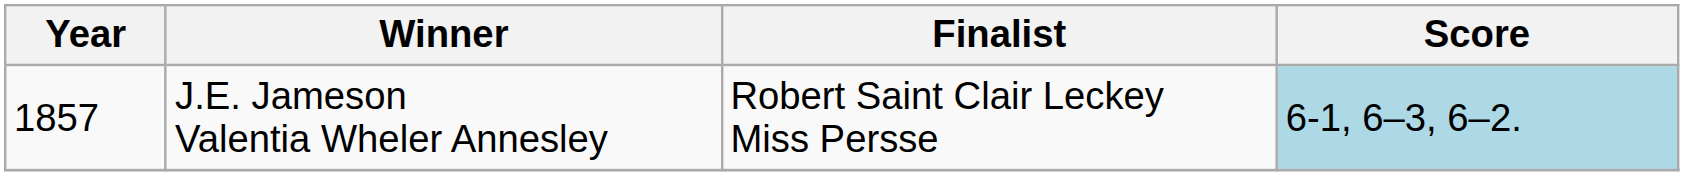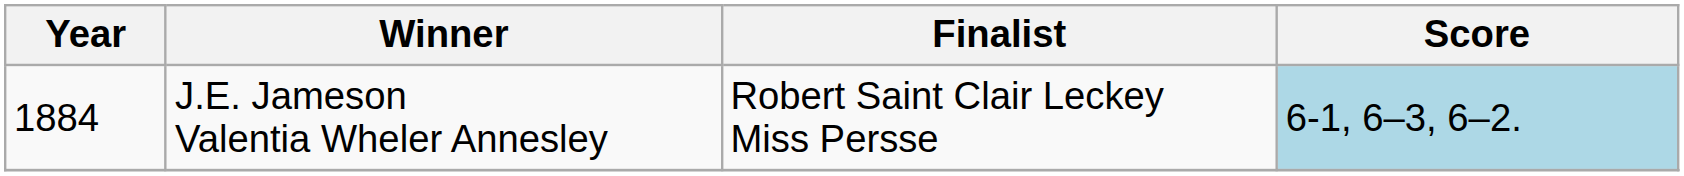(57, 116) 1857 -> (57, 116) 1884
